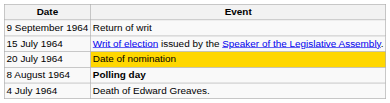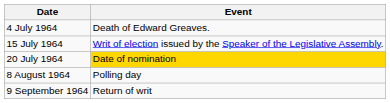rows swapped: (32, 91) <-> (47, 28)
(119, 75) bold -> (117, 75) normal
